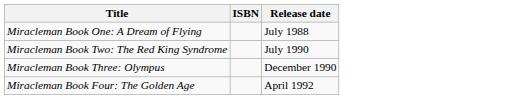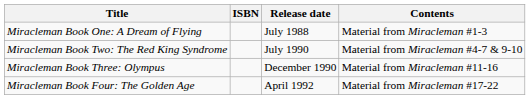+ column: (432, 13)
